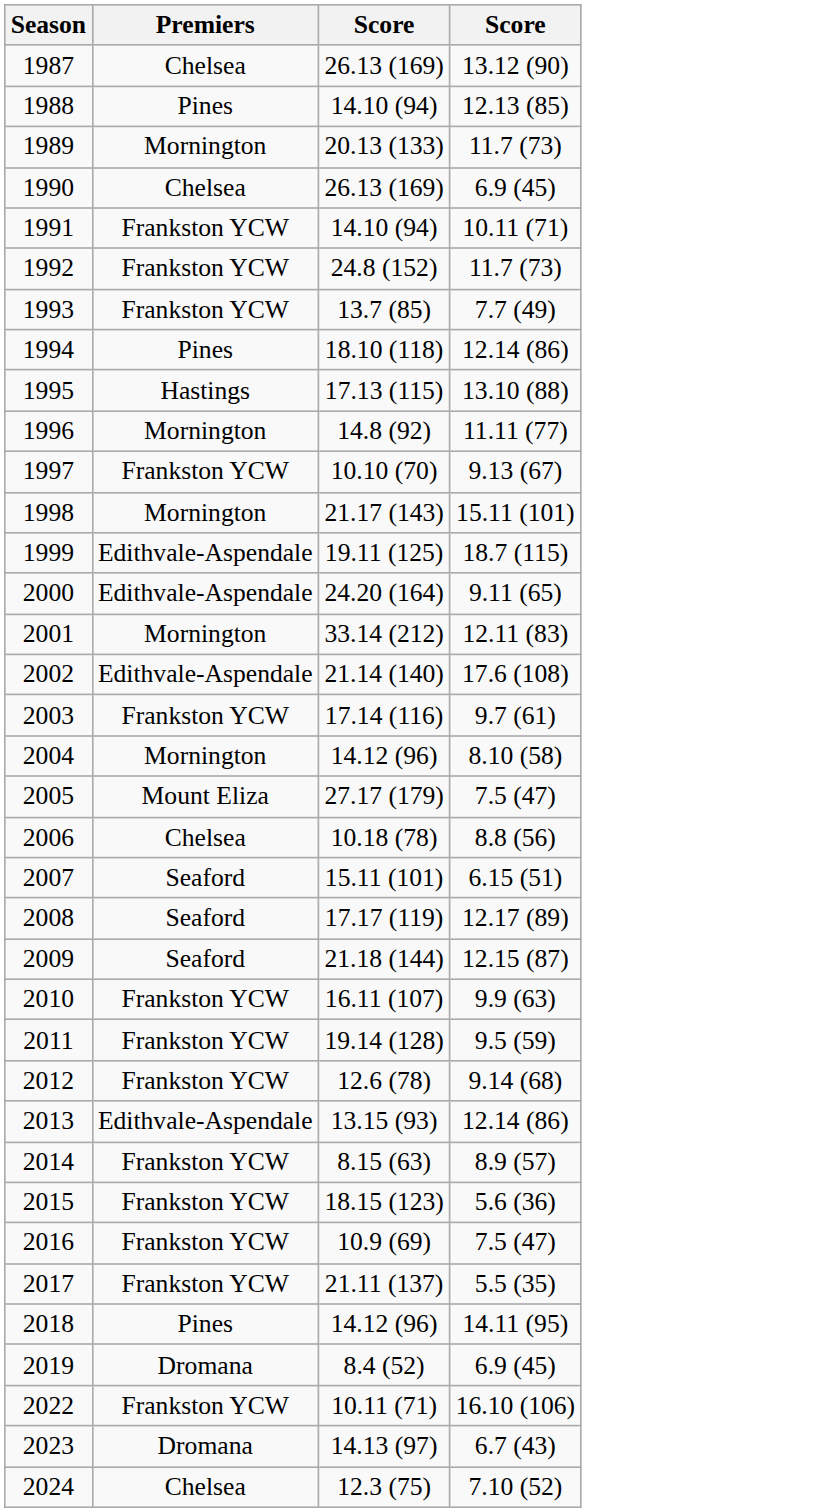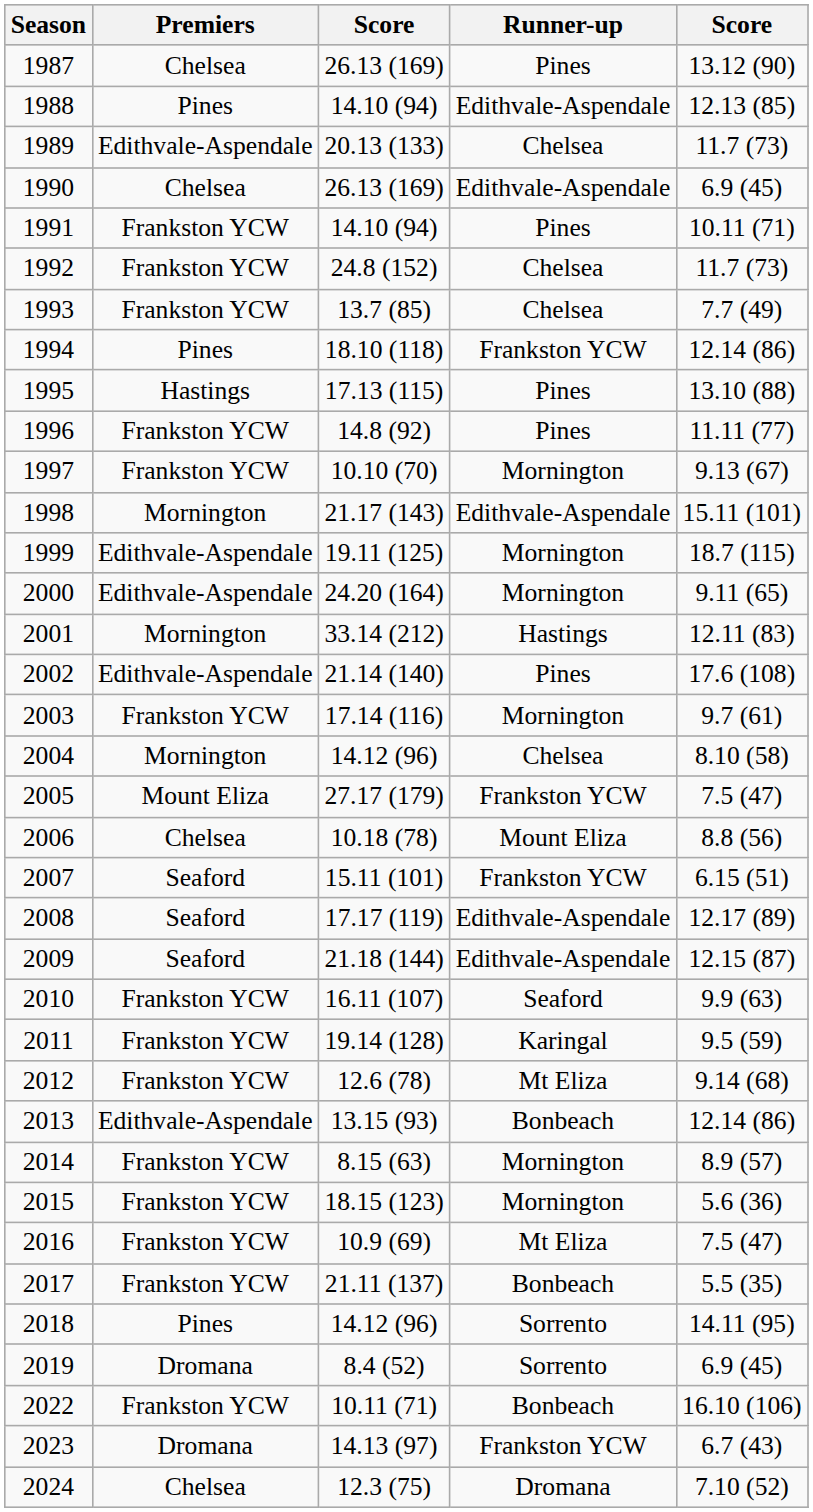+ column: (563, 24)
(205, 146) Mornington -> (205, 146) Edithvale-Aspendale
(205, 430) Mornington -> (205, 430) Frankston YCW
